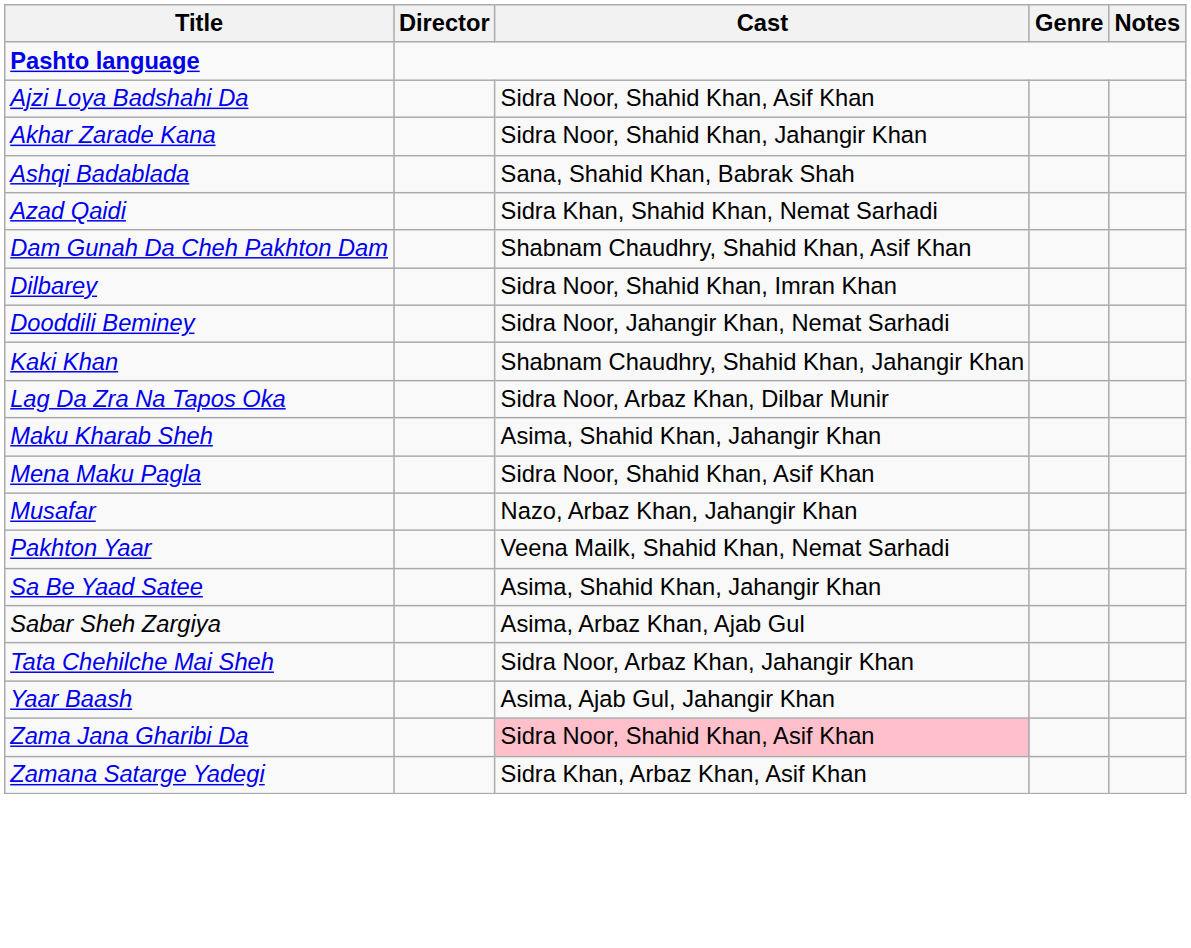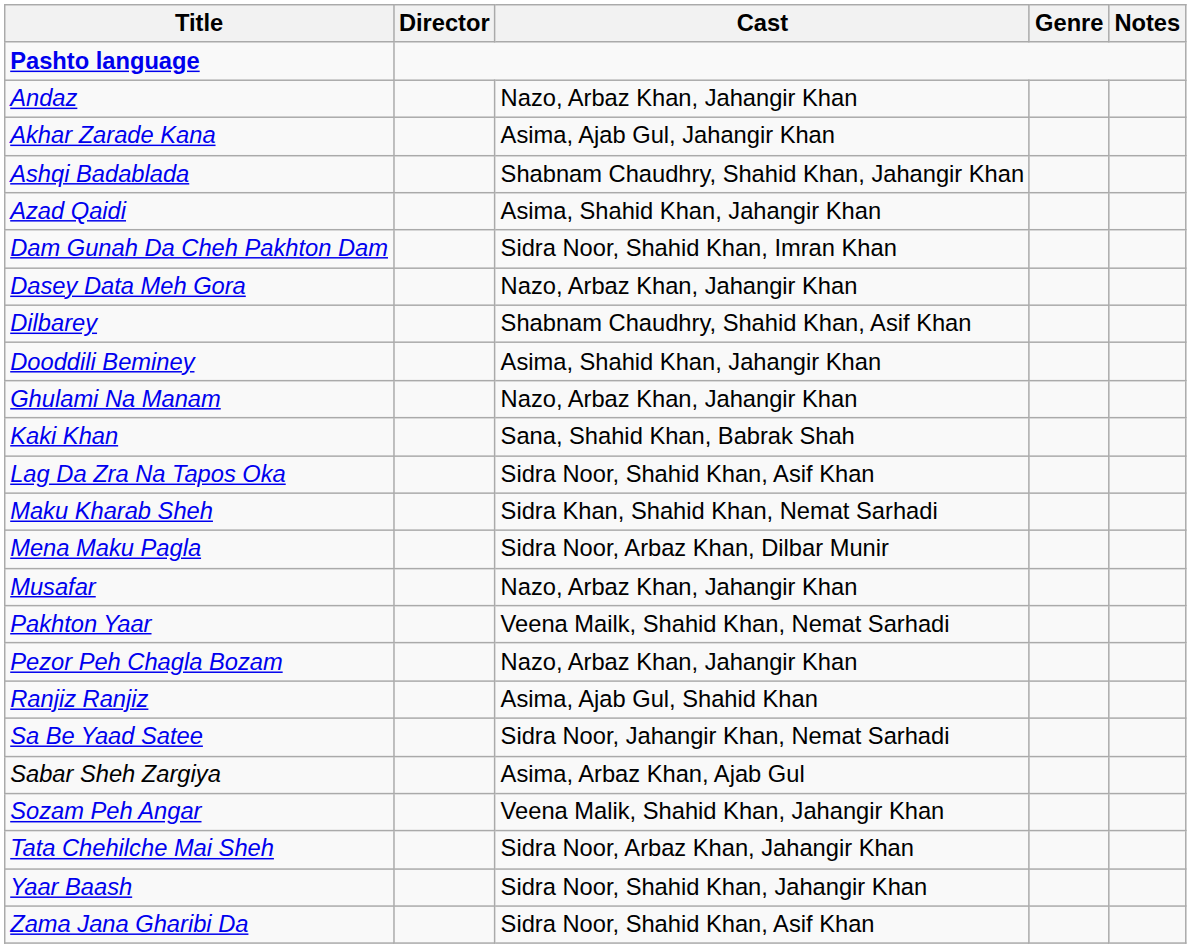+ row: (44, 98)
- row: (129, 98)
(714, 135) Sidra Noor, Shahid Khan, Jahangir Khan -> (668, 135) Asima, Ajab Gul, Jahangir Khan
(678, 173) Sana, Shahid Khan, Babrak Shah -> (762, 173) Shabnam Chaudhry, Shahid Khan, Jahangir Khan
(719, 211) Sidra Khan, Shahid Khan, Nemat Sarhadi -> (691, 211) Asima, Shahid Khan, Jahangir Khan
(736, 248) Shabnam Chaudhry, Shahid Khan, Asif Khan -> (699, 248) Sidra Noor, Shahid Khan, Imran Khan
+ row: (128, 286)
(699, 286) Sidra Noor, Shahid Khan, Imran Khan -> (736, 323) Shabnam Chaudhry, Shahid Khan, Asif Khan
(725, 323) Sidra Noor, Jahangir Khan, Nemat Sarhadi -> (691, 361) Asima, Shahid Khan, Jahangir Khan
+ row: (115, 398)
(762, 361) Shabnam Chaudhry, Shahid Khan, Jahangir Khan -> (678, 436) Sana, Shahid Khan, Babrak Shah
(695, 398) Sidra Noor, Arbaz Khan, Dilbar Munir -> (688, 473) Sidra Noor, Shahid Khan, Asif Khan
(691, 436) Asima, Shahid Khan, Jahangir Khan -> (719, 511) Sidra Khan, Shahid Khan, Nemat Sarhadi
(688, 473) Sidra Noor, Shahid Khan, Asif Khan -> (695, 549) Sidra Noor, Arbaz Khan, Dilbar Munir
+ row: (146, 661)
+ row: (79, 699)
(691, 586) Asima, Shahid Khan, Jahangir Khan -> (725, 736) Sidra Noor, Jahangir Khan, Nemat Sarhadi
+ row: (106, 811)
(668, 699) Asima, Ajab Gul, Jahangir Khan -> (714, 887) Sidra Noor, Shahid Khan, Jahangir Khan
(688, 736) pink background -> (688, 924) no background
- row: (137, 774)
